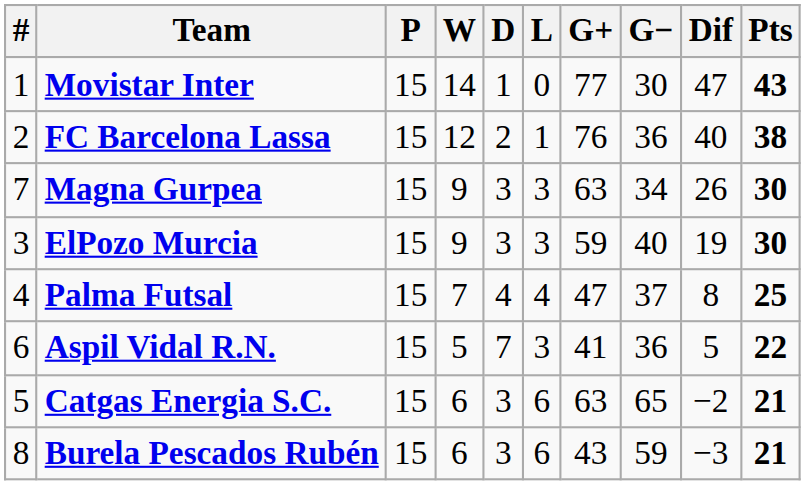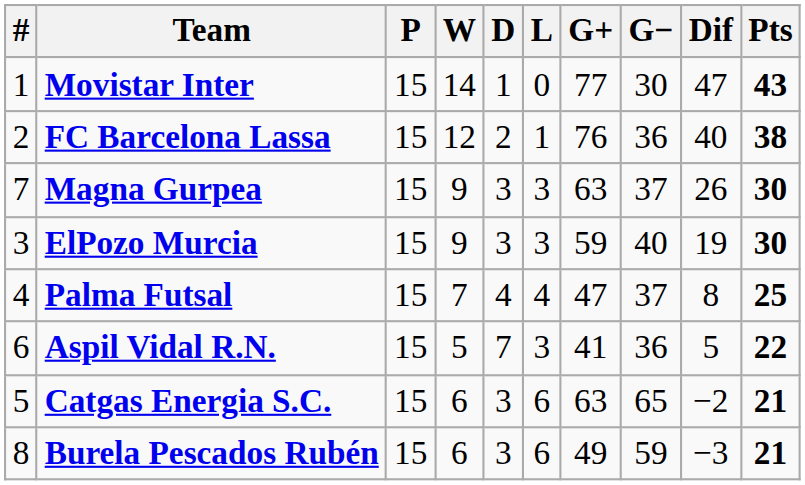(651, 189) 34 -> (651, 189) 37
(591, 453) 43 -> (591, 453) 49
